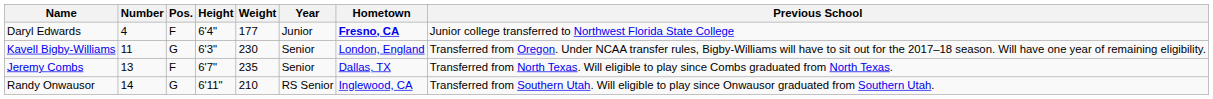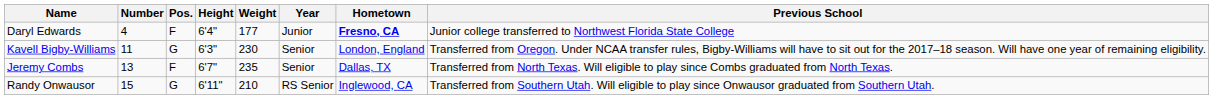(127, 85) 14 -> (127, 85) 15
